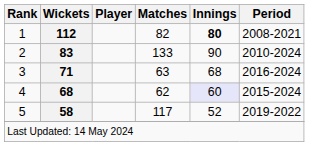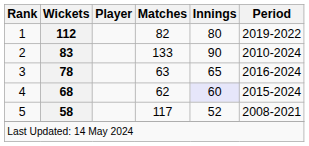(215, 33) bold -> (215, 33) normal
(272, 33) 2008-2021 -> (272, 33) 2019-2022
(66, 72) 71 -> (66, 72) 78
(215, 72) 68 -> (215, 72) 65
(272, 111) 2019-2022 -> (272, 111) 2008-2021
